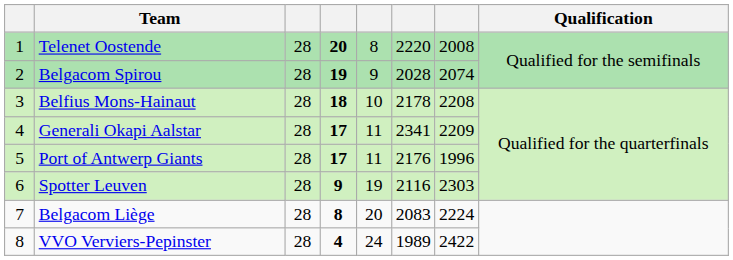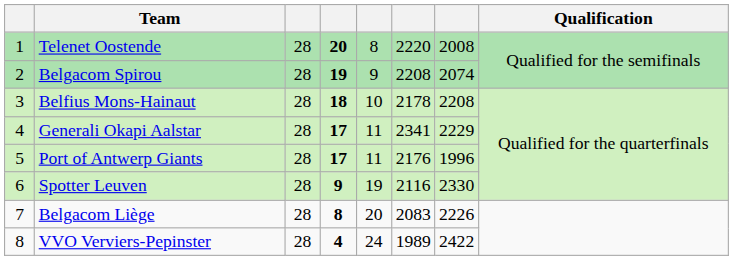(413, 74) 2028 -> (413, 74) 2208
(457, 130) 2209 -> (457, 130) 2229
(457, 185) 2303 -> (457, 185) 2330
(457, 213) 2224 -> (457, 213) 2226
